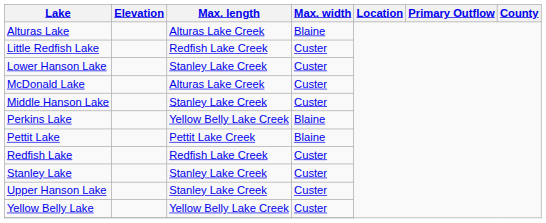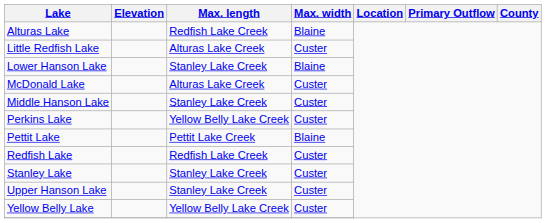(217, 31) Alturas Lake Creek -> (218, 31) Redfish Lake Creek
(218, 48) Redfish Lake Creek -> (217, 48) Alturas Lake Creek
(311, 66) Custer -> (310, 66) Blaine
(310, 119) Blaine -> (311, 119) Custer
